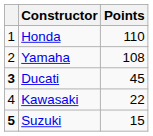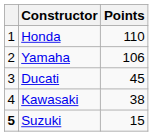(134, 58) 108 -> (134, 58) 106
(11, 79) bold -> (11, 79) normal
(137, 100) 22 -> (137, 100) 38
